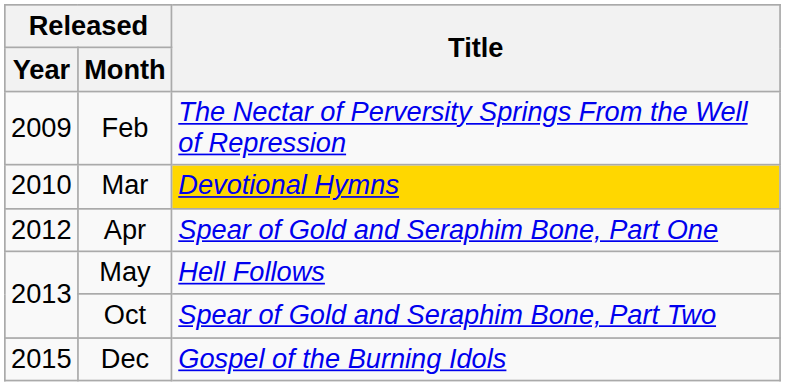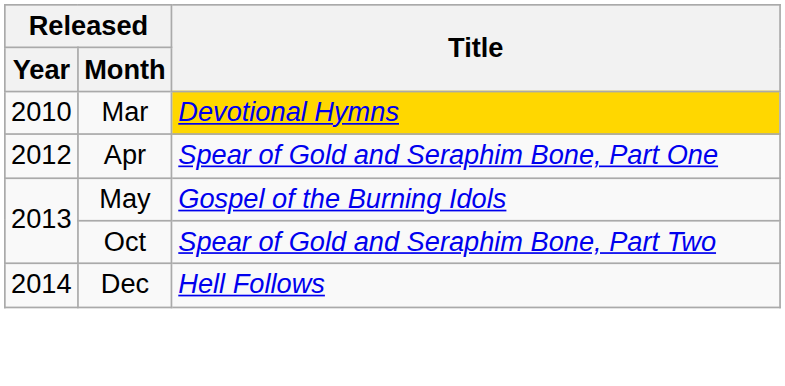- row: (125, 127)
(252, 272) Hell Follows -> (342, 198) Gospel of the Burning Idols
(41, 358) 2015 -> (41, 284) 2014
(342, 358) Gospel of the Burning Idols -> (252, 284) Hell Follows
